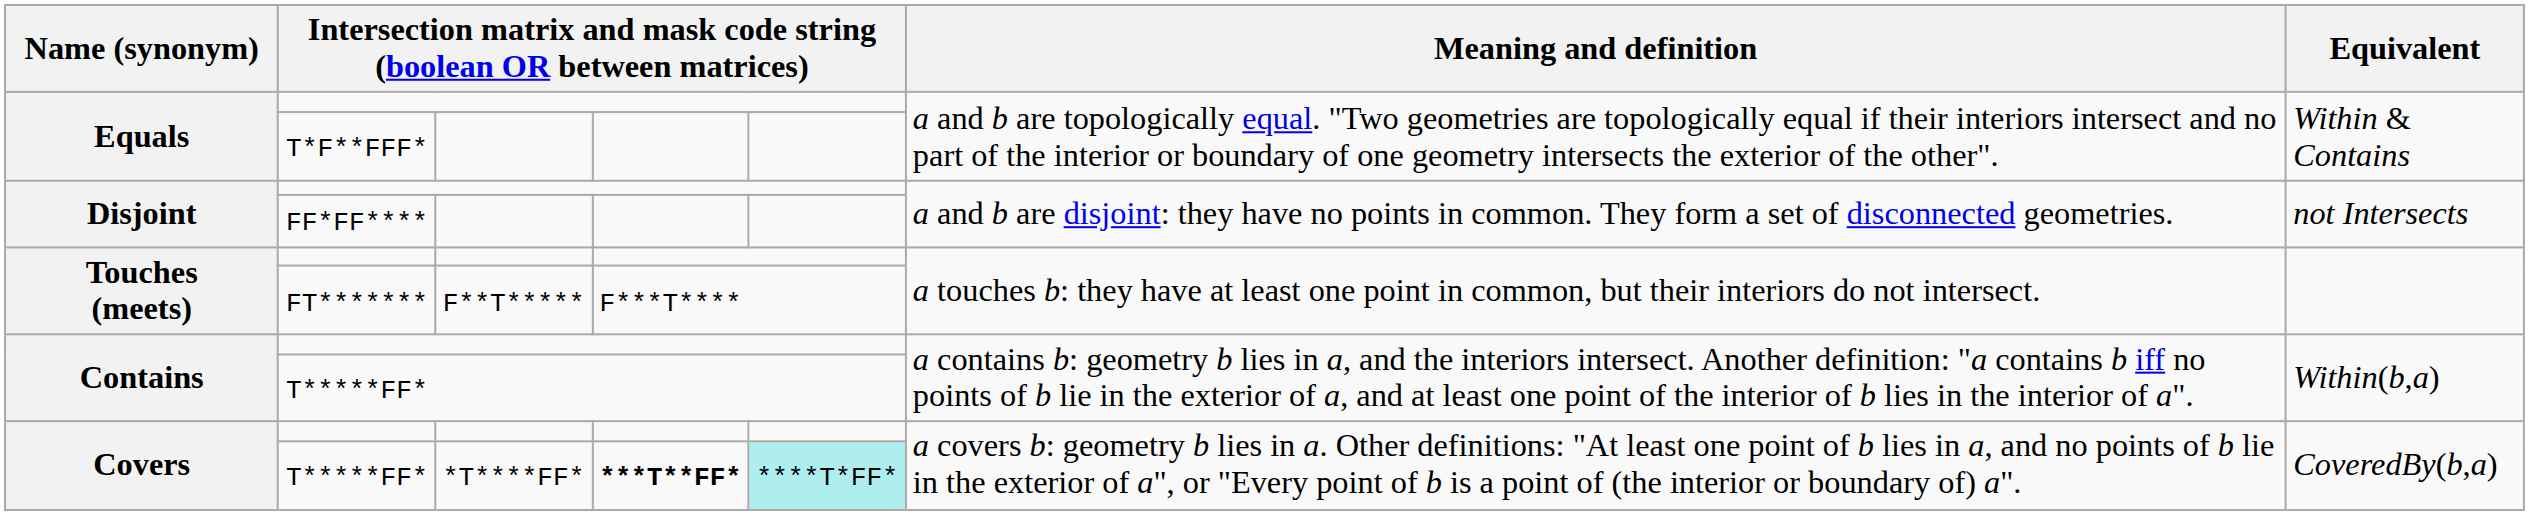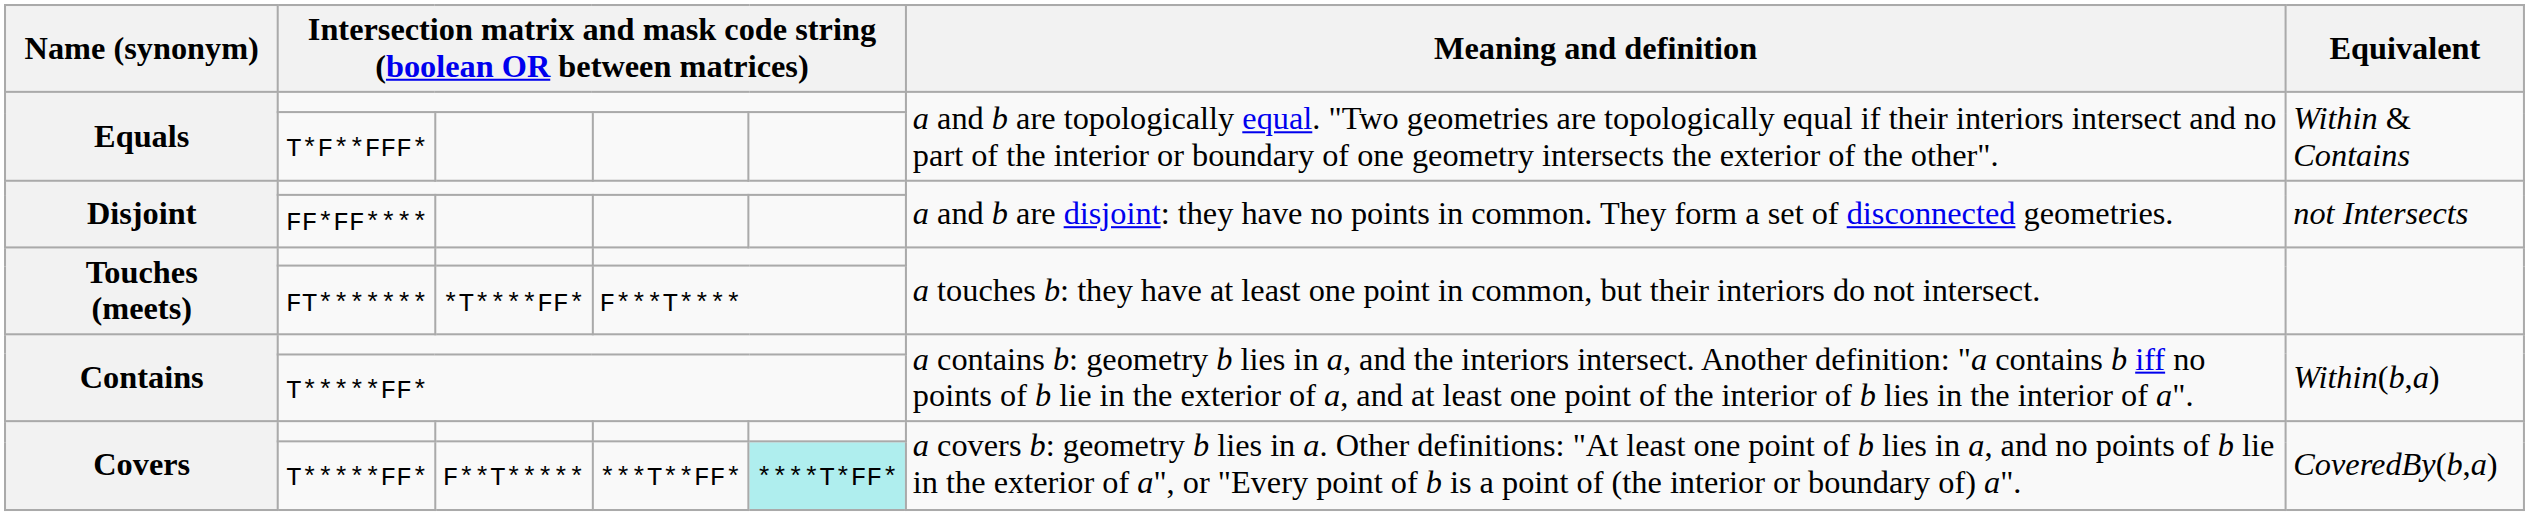(514, 303) F**T***** -> (514, 303) *T****FF*
(514, 478) *T****FF* -> (514, 478) F**T*****
(670, 475) bold -> (670, 478) normal
